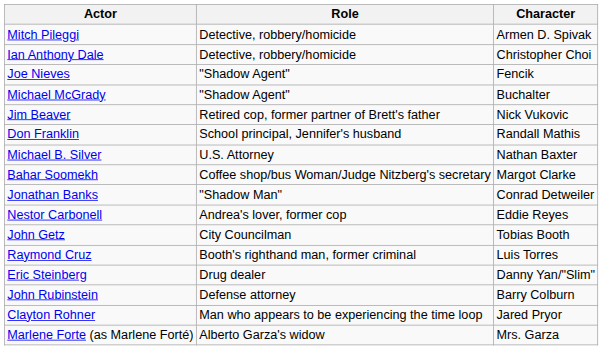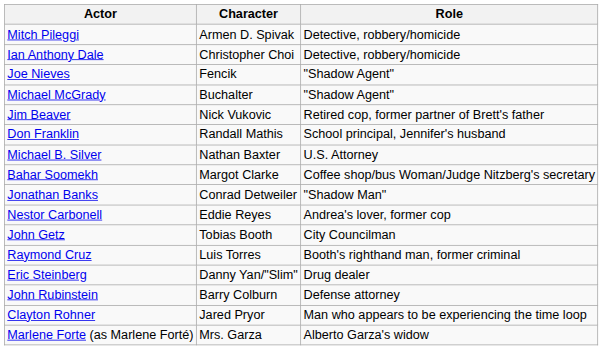columns swapped: (546, 14) <-> (345, 14)
